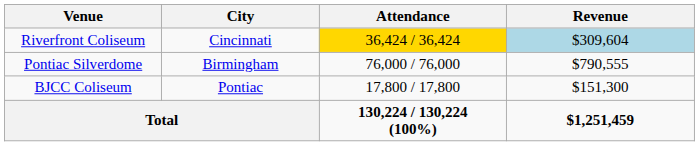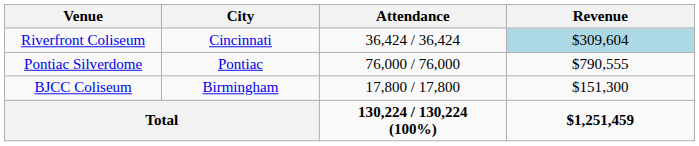(413, 40) gold background -> (413, 40) no background
(240, 64) Birmingham -> (240, 64) Pontiac
(240, 87) Pontiac -> (240, 87) Birmingham
